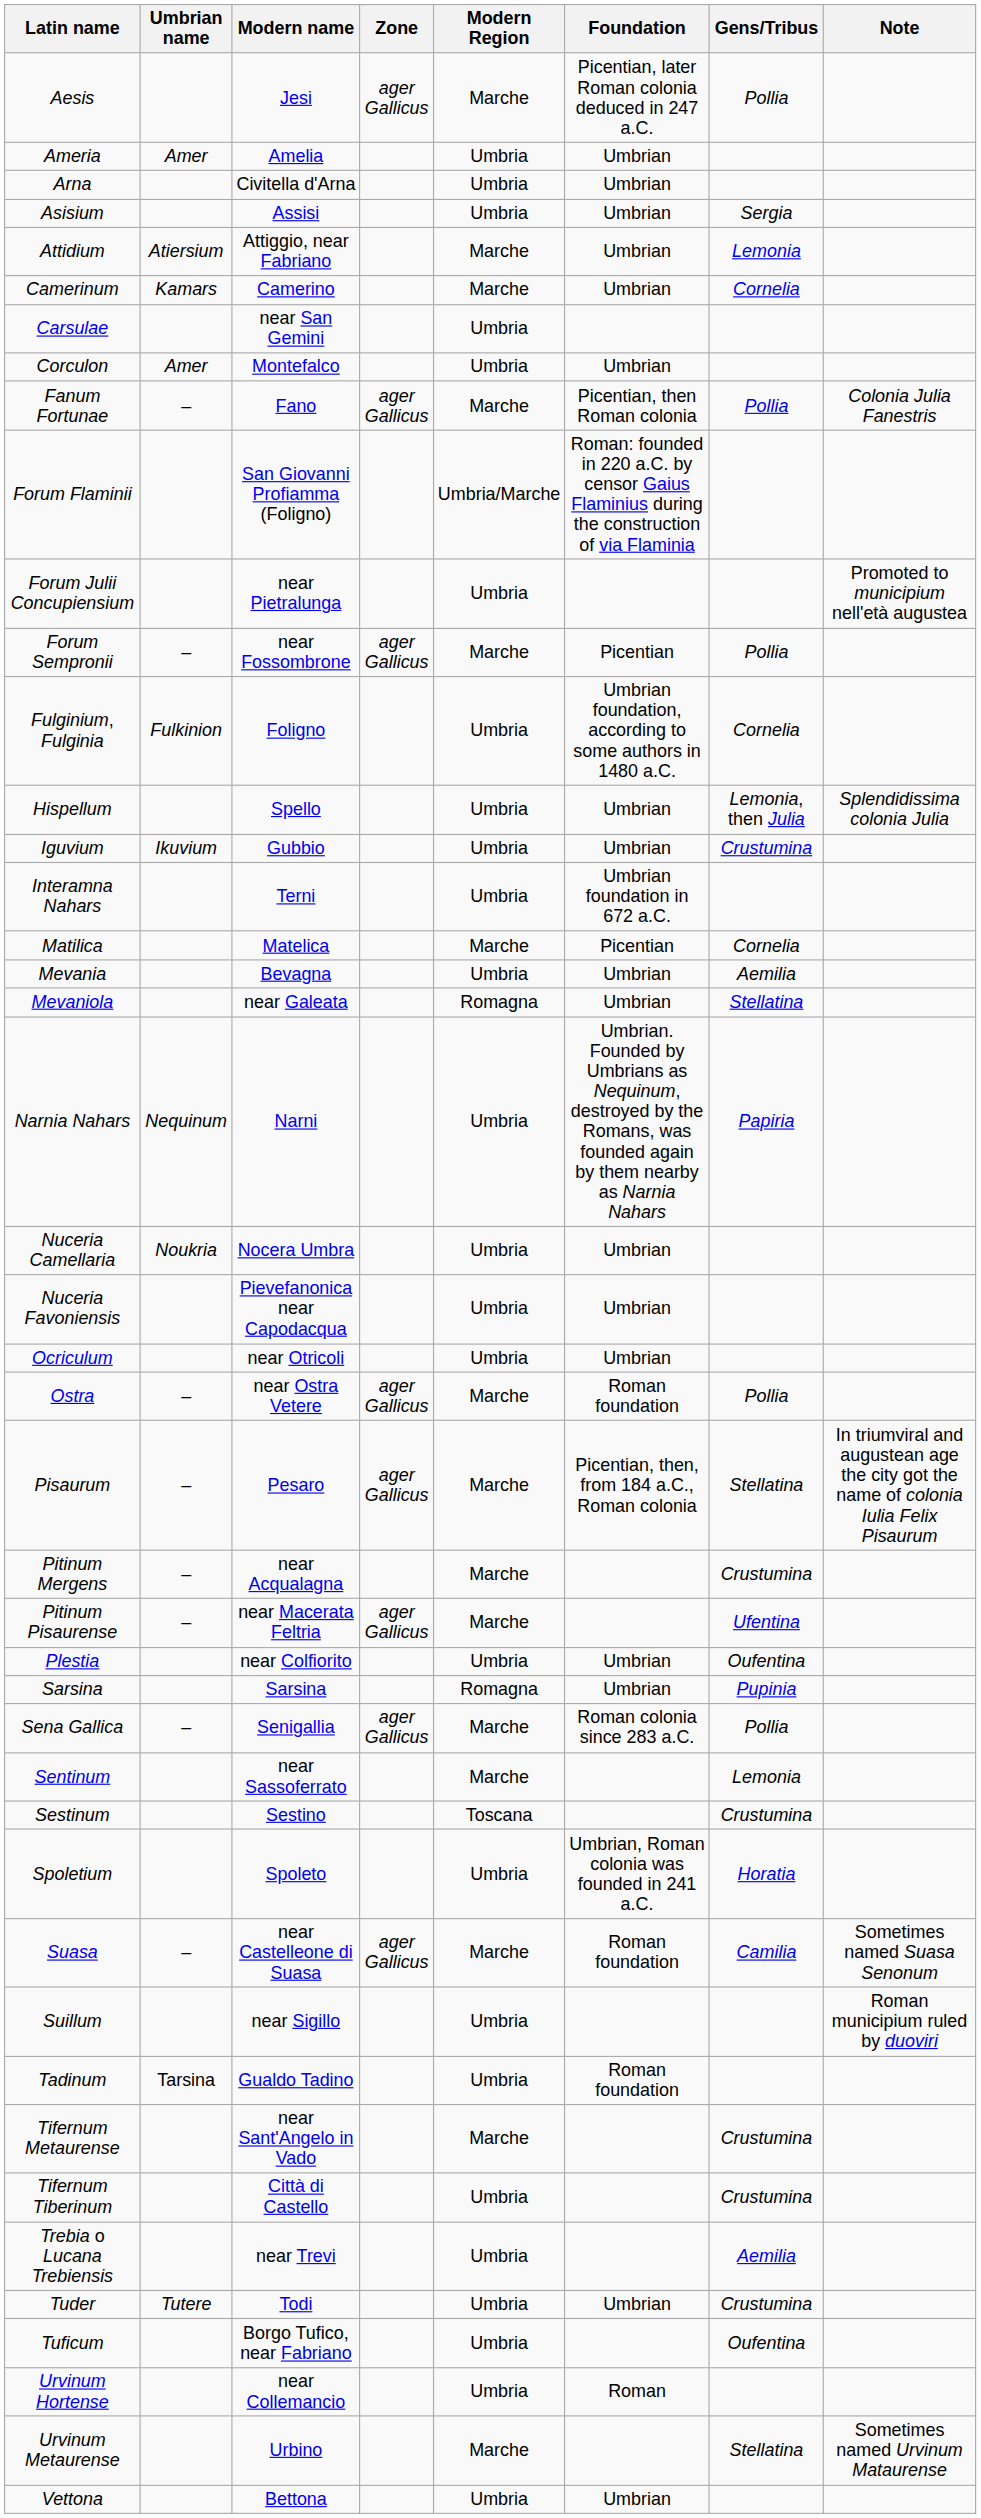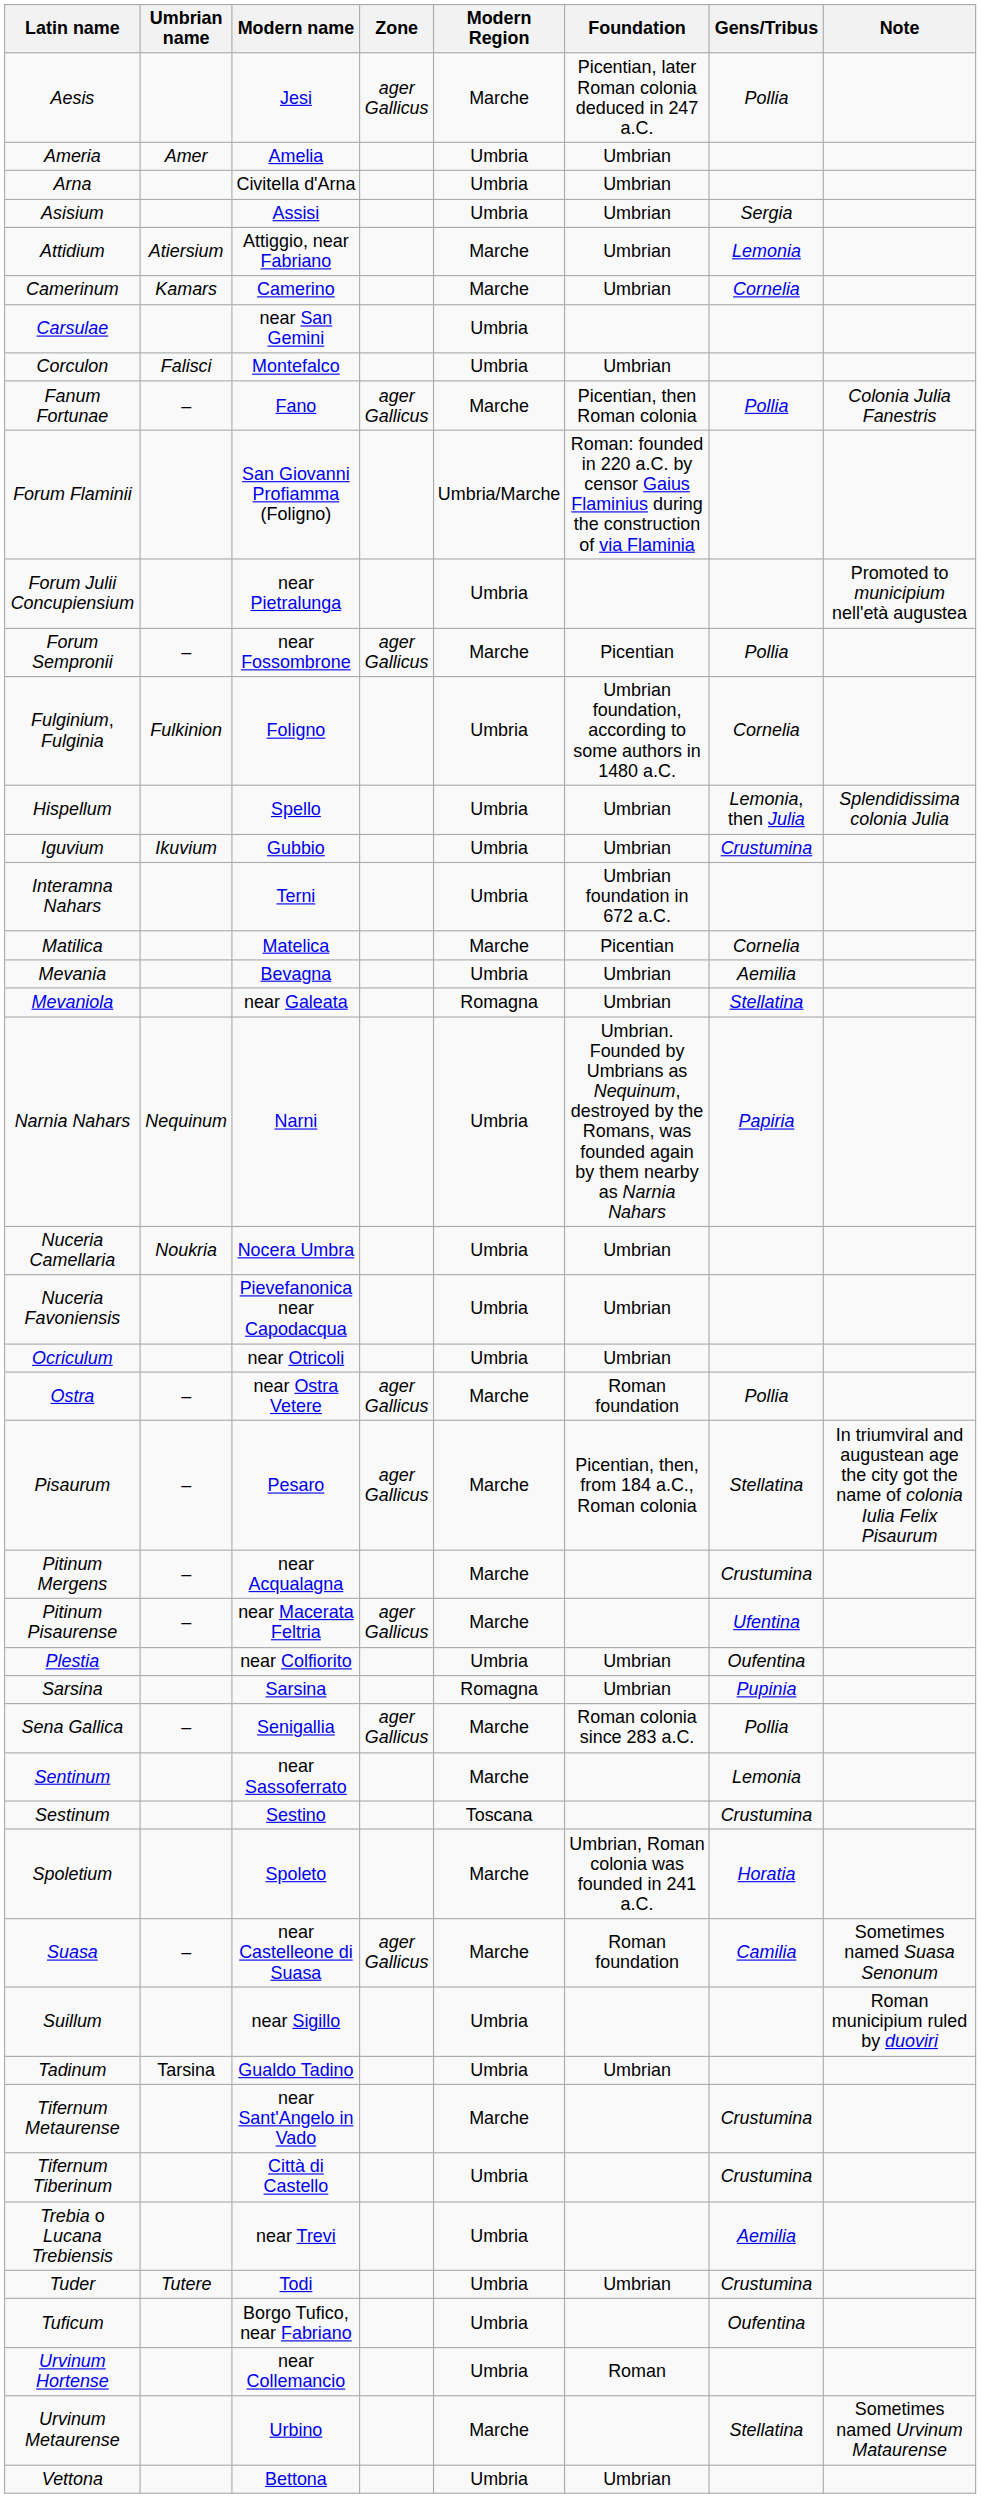(186, 367) Amer -> (186, 367) Falisci
(499, 1873) Umbria -> (499, 1873) Marche
(637, 2080) Roman foundation -> (637, 2069) Umbrian
